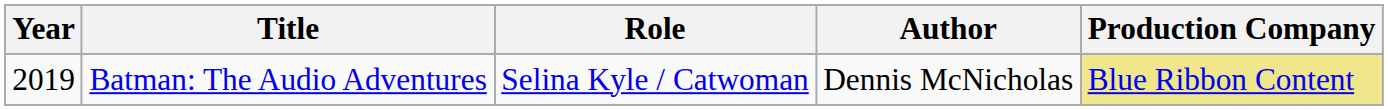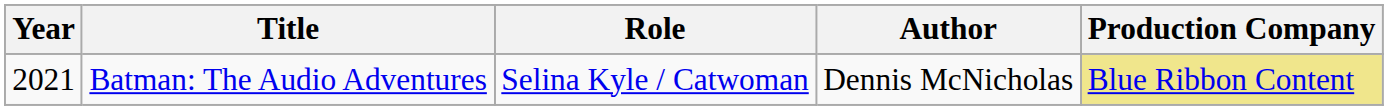(44, 79) 2019 -> (44, 79) 2021
